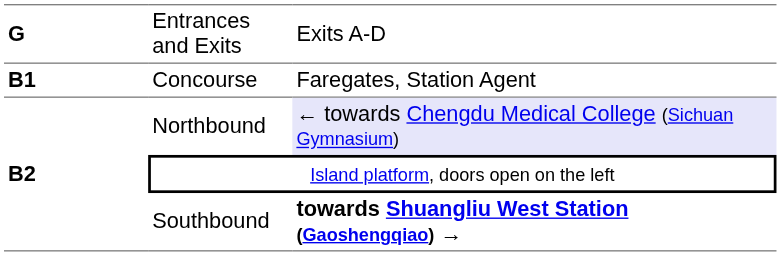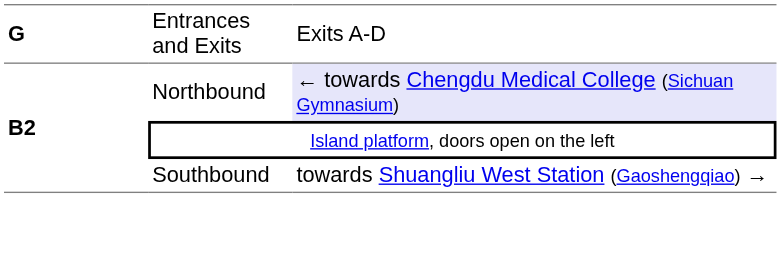- row: (205, 79)
(462, 221) bold -> (532, 175) normal
